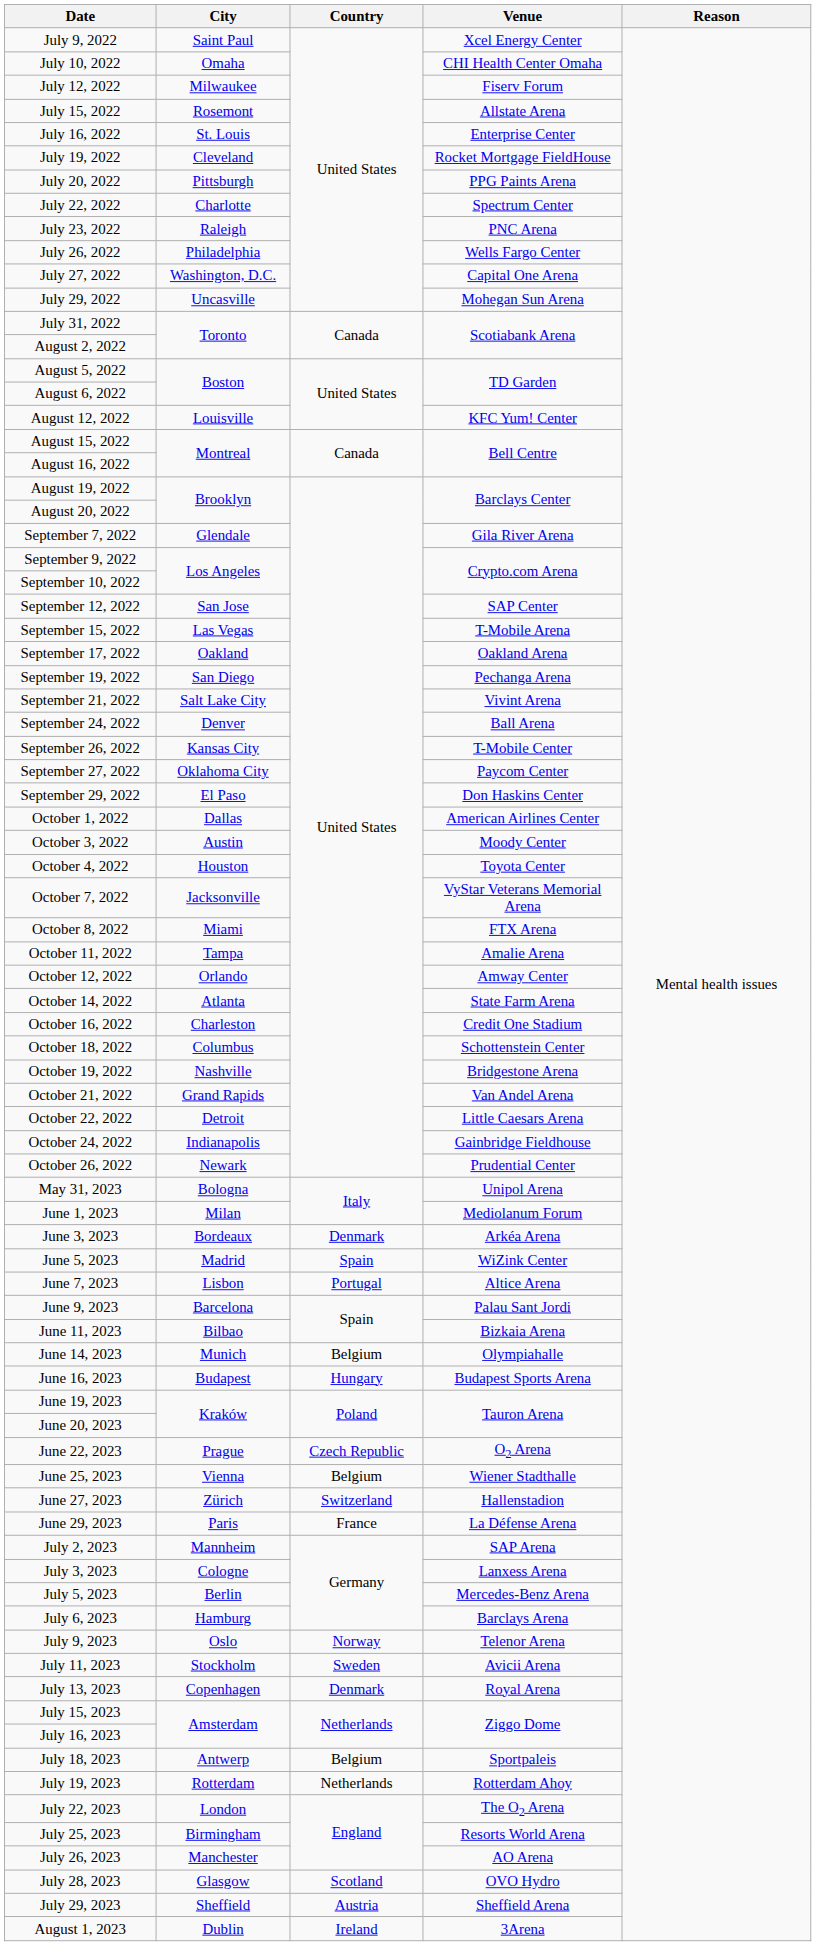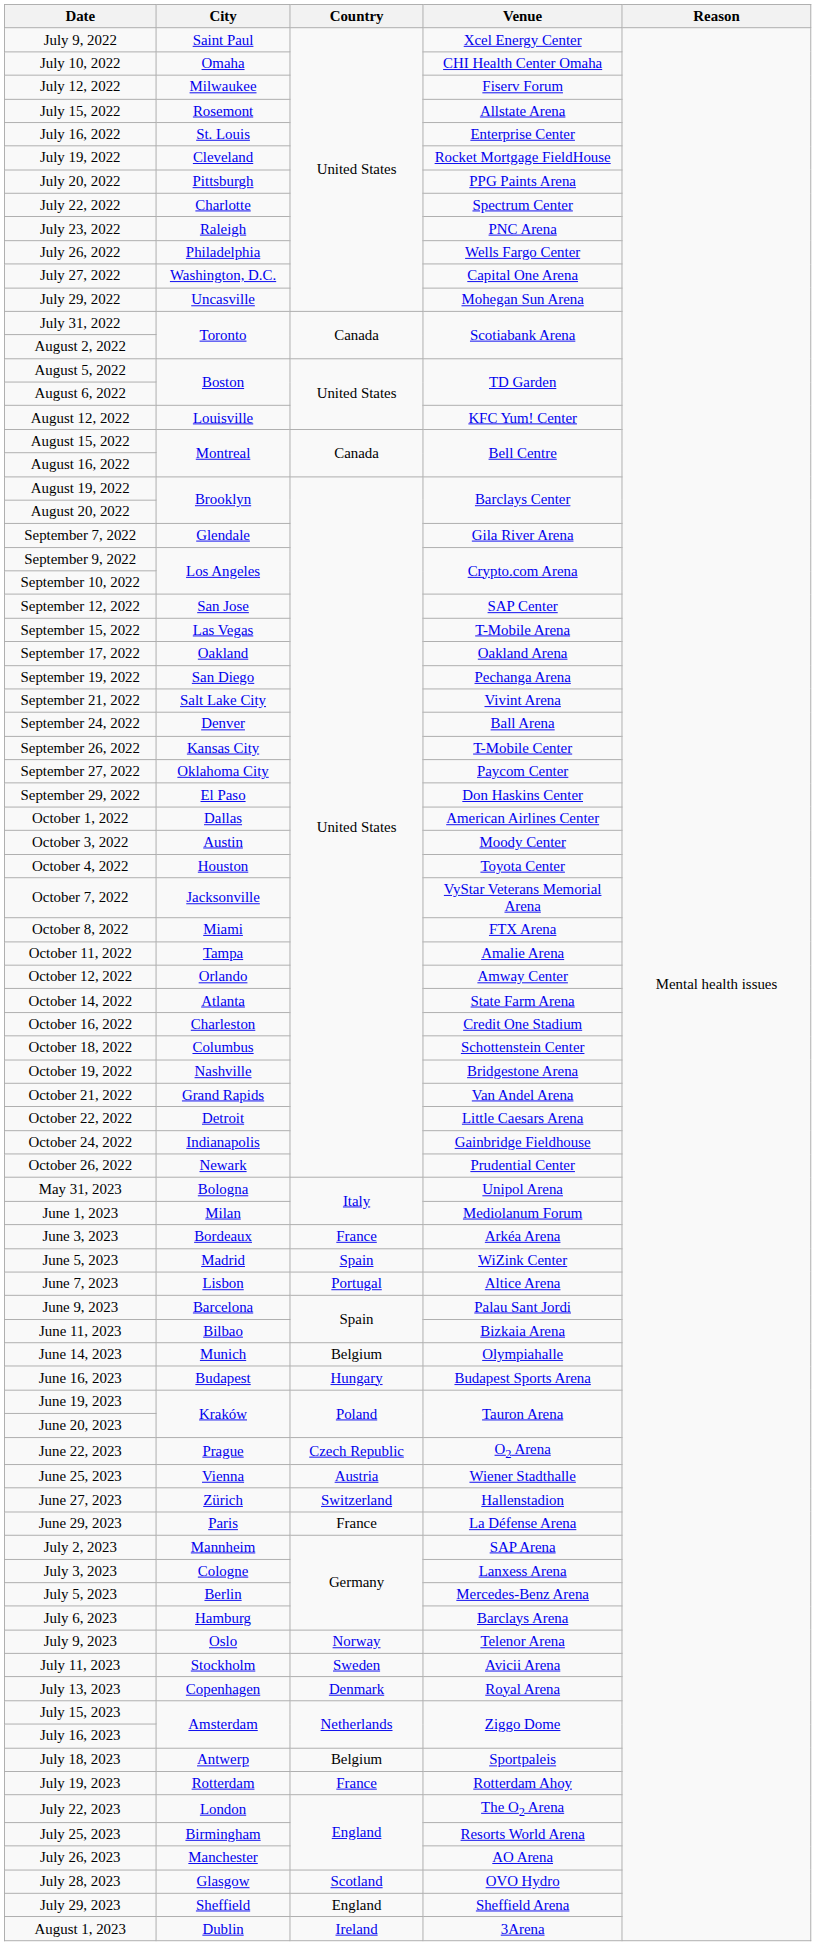(357, 1236) Denmark -> (357, 1236) France
(357, 1476) Belgium -> (357, 1476) Austria
(357, 1783) Netherlands -> (357, 1783) France
(357, 1905) Austria -> (357, 1905) England
